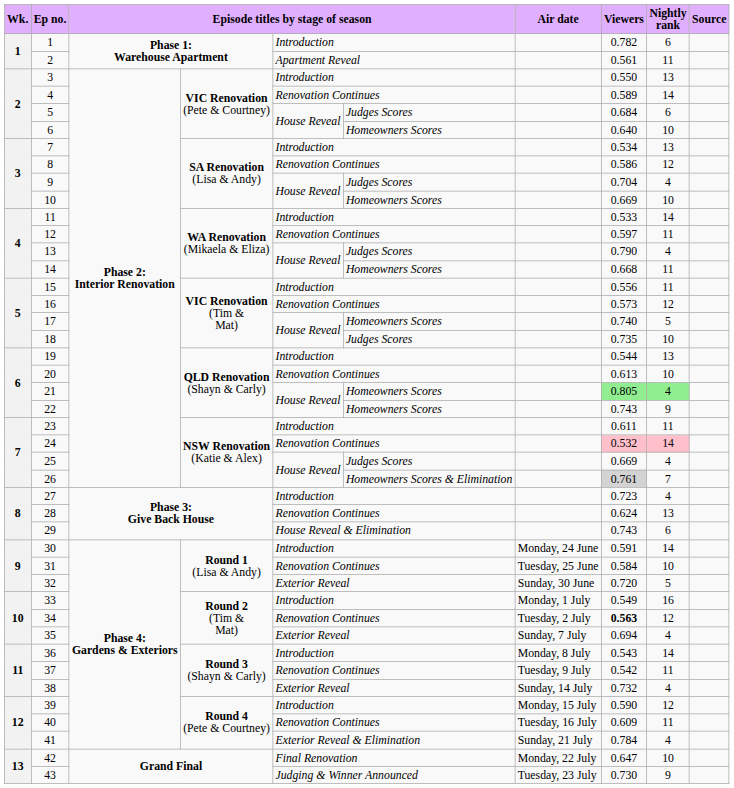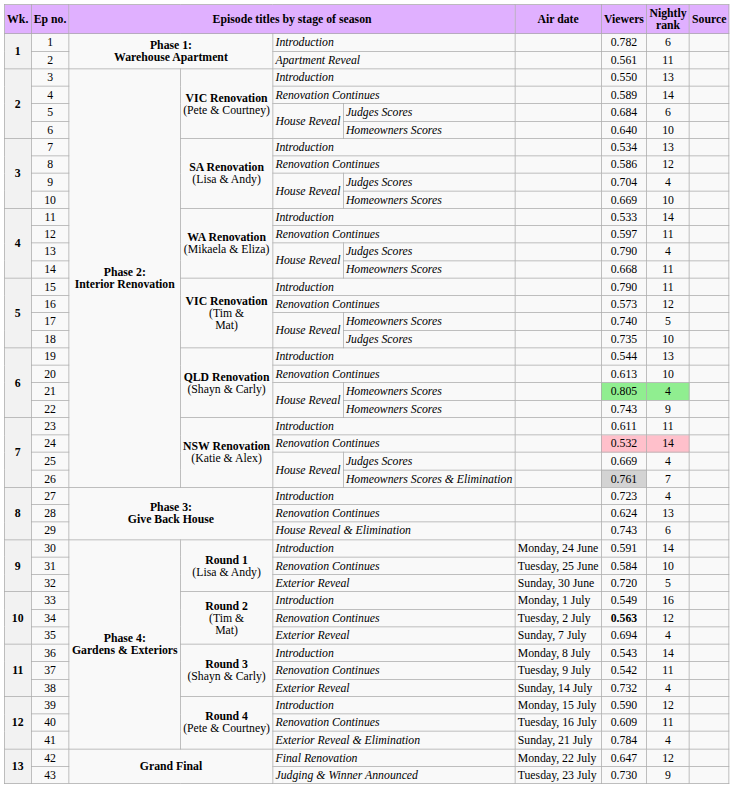(624, 286) 0.556 -> (624, 286) 0.790
(668, 757) 10 -> (668, 757) 12
